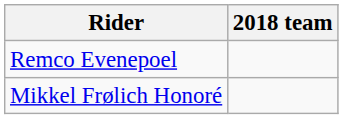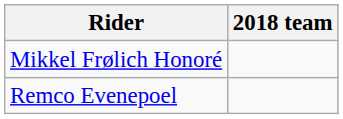rows swapped: (94, 58) <-> (116, 95)
